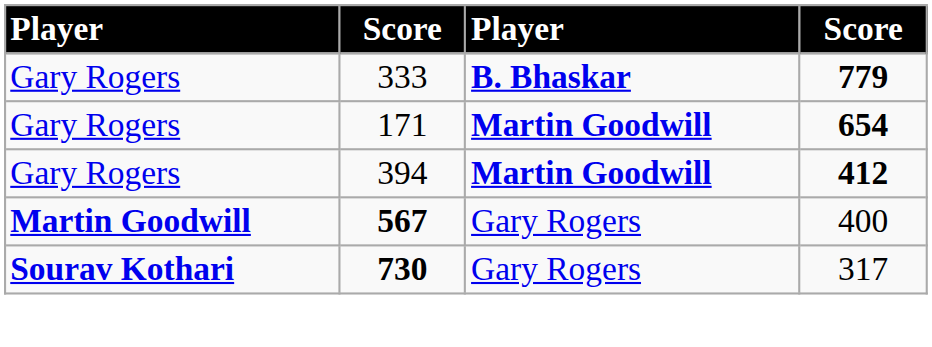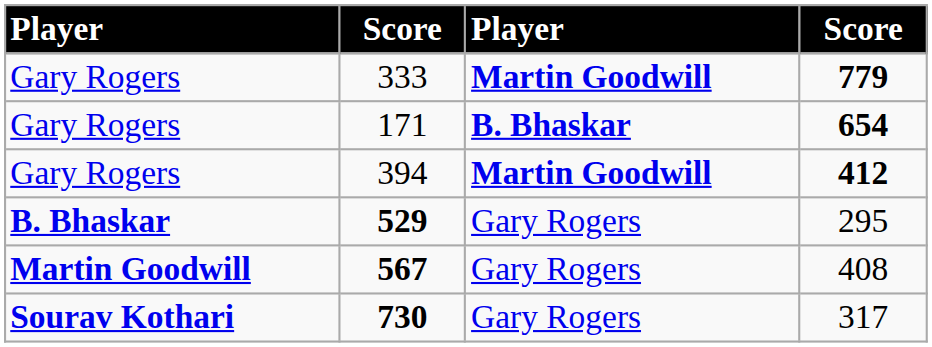(551, 76) B. Bhaskar -> (591, 76) Martin Goodwill
(591, 124) Martin Goodwill -> (551, 124) B. Bhaskar
+ row: (402, 220)
(863, 220) 400 -> (863, 268) 408
